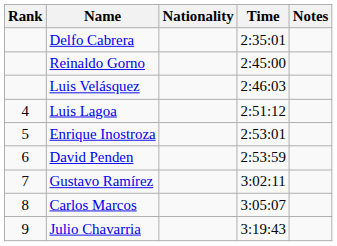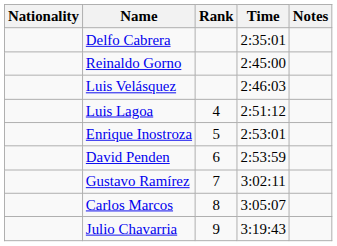columns swapped: (25, 16) <-> (198, 16)
